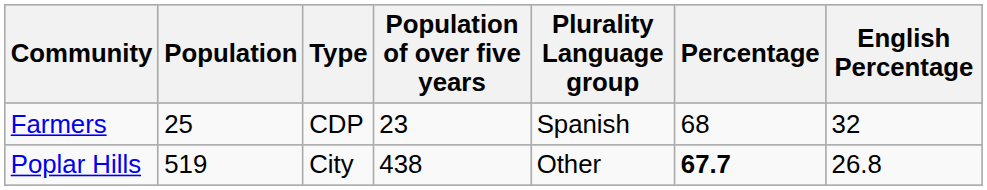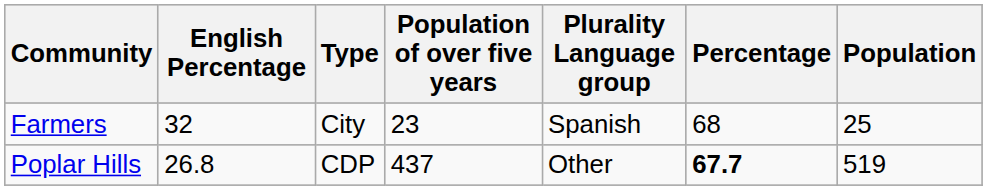columns swapped: (231, 53) <-> (904, 53)
(336, 123) CDP -> (343, 123) City
(331, 164) City -> (348, 164) CDP
(401, 164) 438 -> (412, 164) 437
